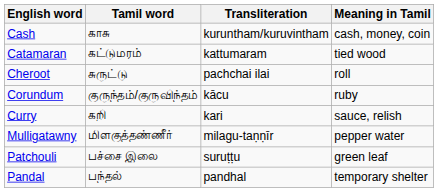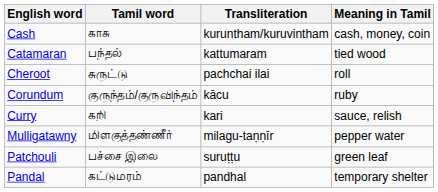(115, 53) கட்டுமரம் -> (105, 53) பந்தல்
(105, 176) பந்தல் -> (115, 176) கட்டுமரம்
